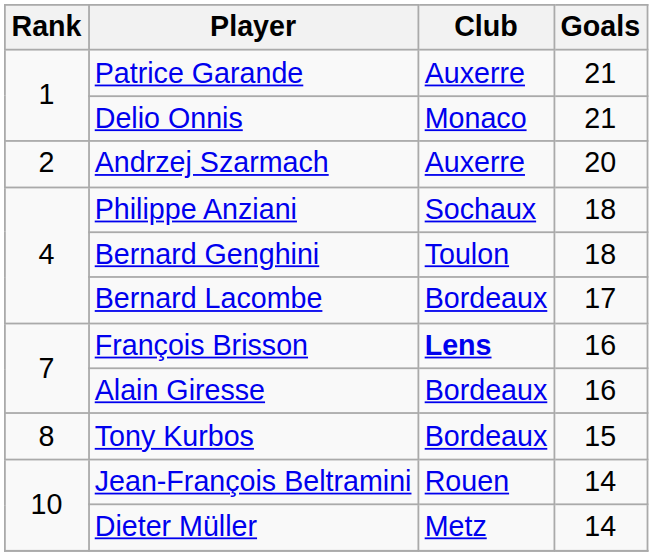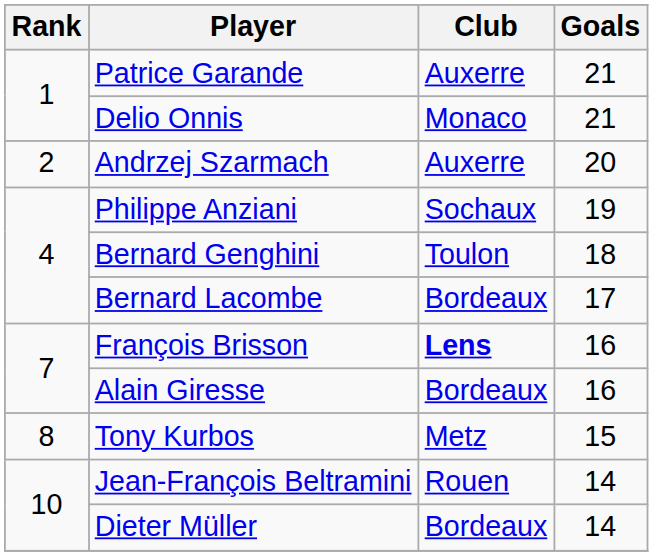(600, 208) 18 -> (600, 208) 19
(486, 436) Bordeaux -> (456, 436) Metz
(456, 526) Metz -> (486, 526) Bordeaux
